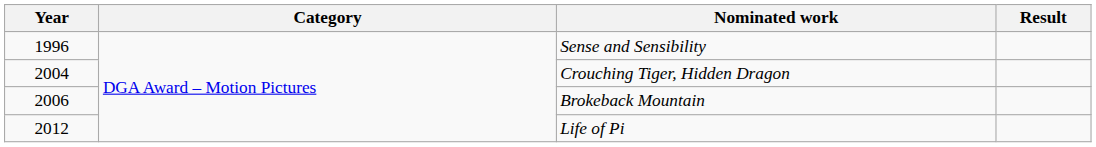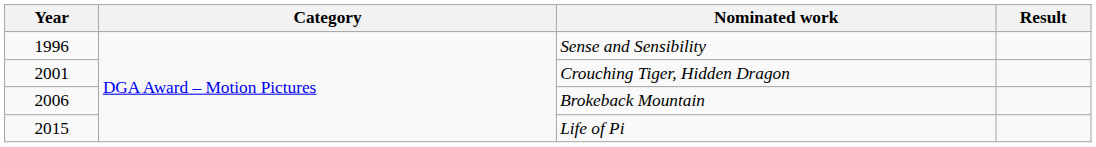(52, 73) 2004 -> (52, 73) 2001
(52, 127) 2012 -> (52, 127) 2015
